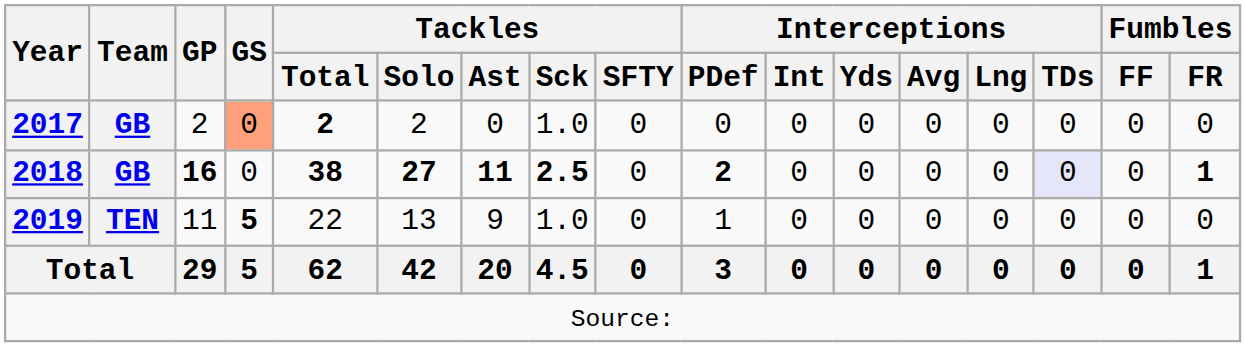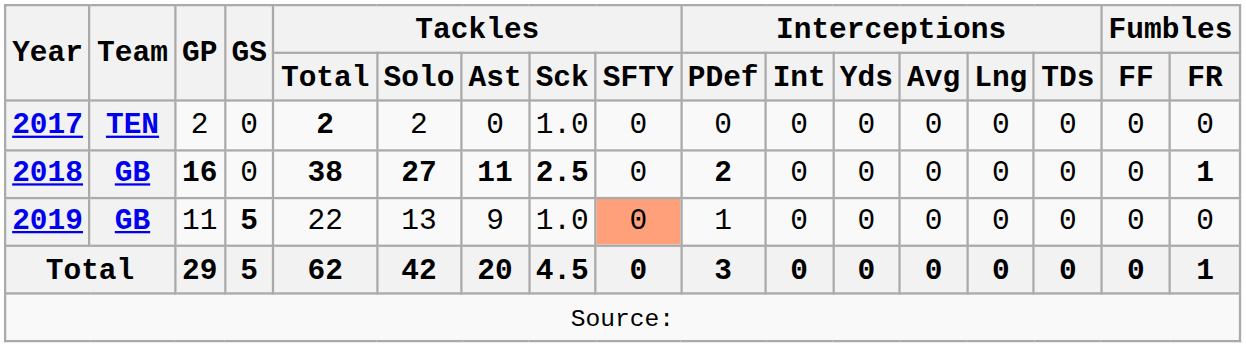(132, 125) GB -> (133, 125) TEN
(249, 125) lightsalmon background -> (249, 125) no background
(1068, 173) lavender background -> (1068, 173) no background
(133, 222) TEN -> (132, 222) GB
(638, 222) no background -> (638, 222) lightsalmon background
